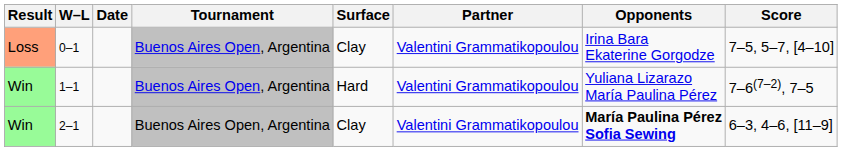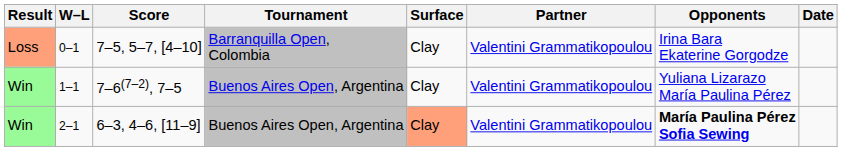columns swapped: (112, 16) <-> (781, 16)
(232, 47) Buenos Aires Open, Argentina -> (269, 47) Barranquilla Open, Colombia
(352, 86) Hard -> (425, 86) Clay
(351, 126) no background -> (425, 126) lightsalmon background
